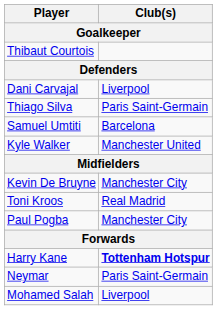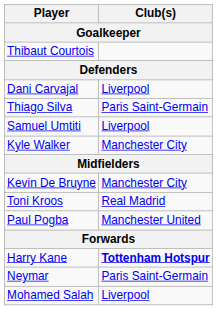(128, 126) Barcelona -> (125, 126) Liverpool
(151, 145) Manchester United -> (144, 145) Manchester City
(144, 220) Manchester City -> (151, 220) Manchester United
